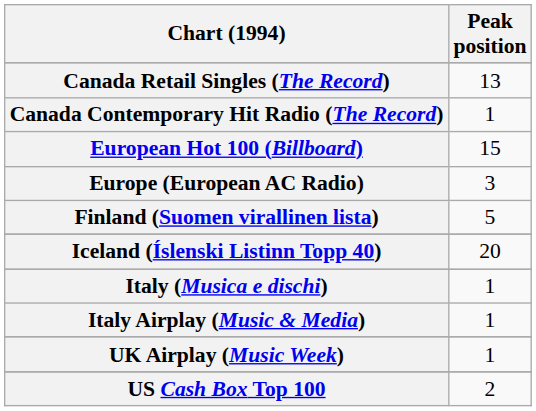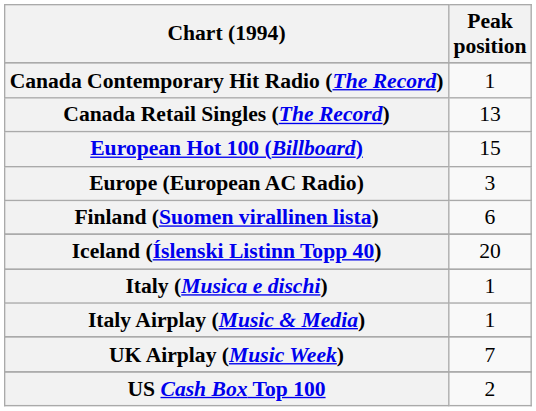rows swapped: (227, 80) <-> (227, 114)
(490, 217) 5 -> (490, 217) 6
(490, 354) 1 -> (490, 354) 7
